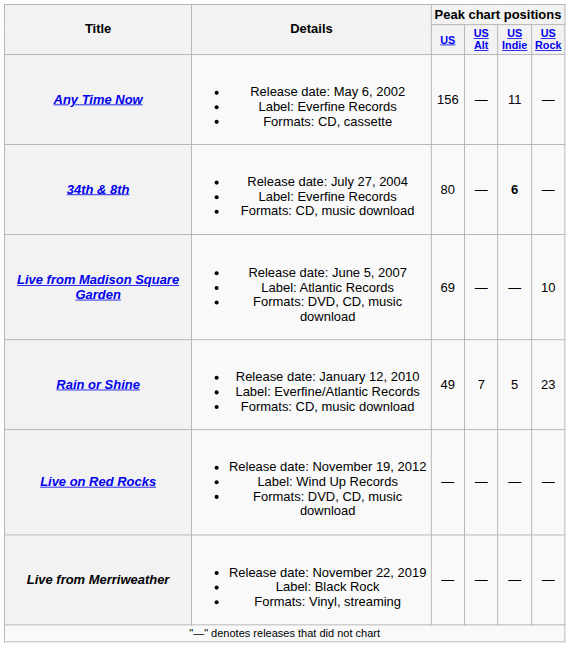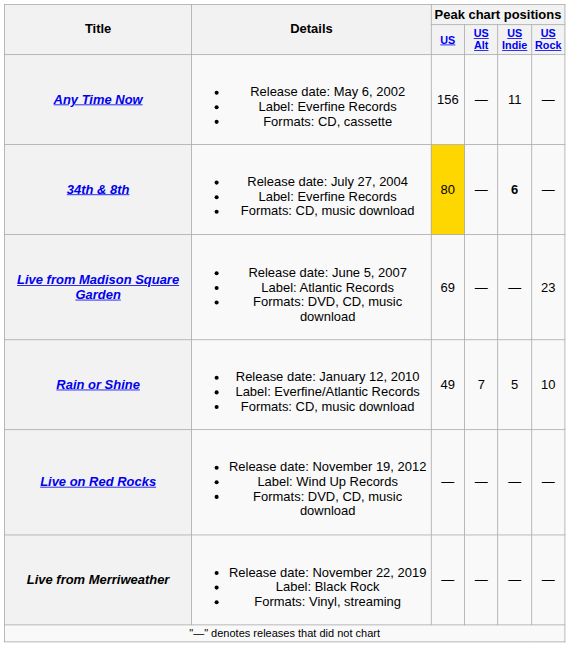(448, 189) no background -> (448, 189) gold background
(548, 287) 10 -> (548, 287) 23
(548, 384) 23 -> (548, 384) 10
